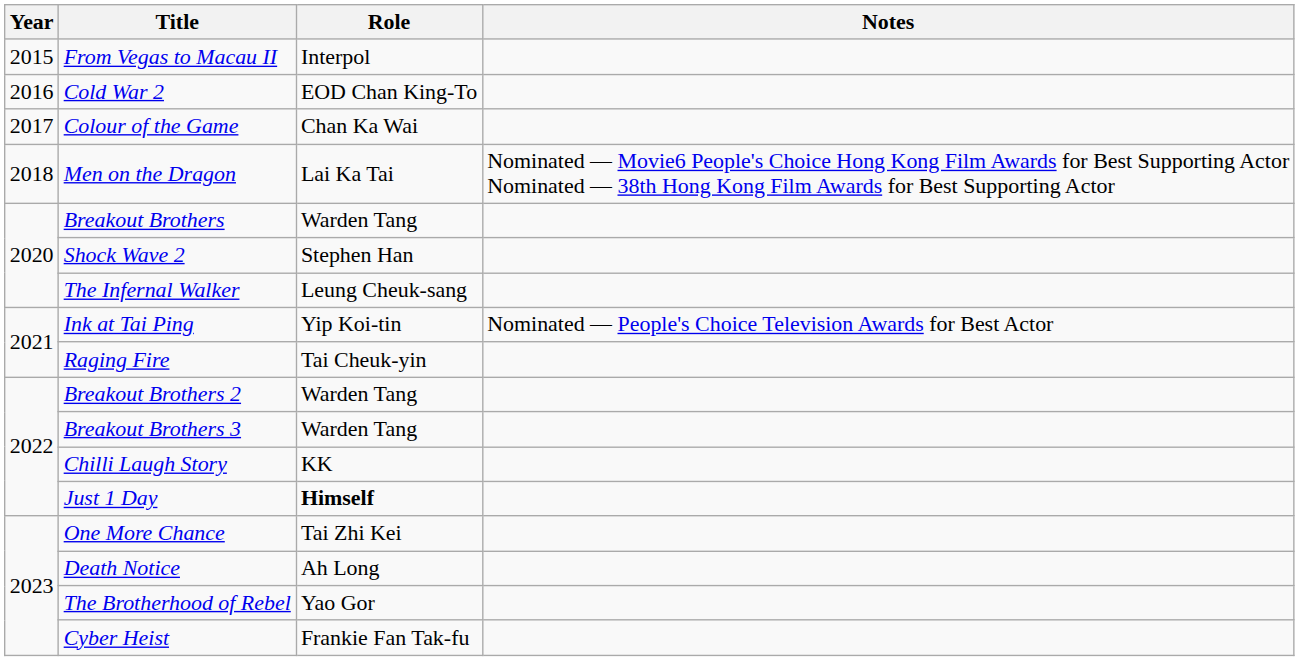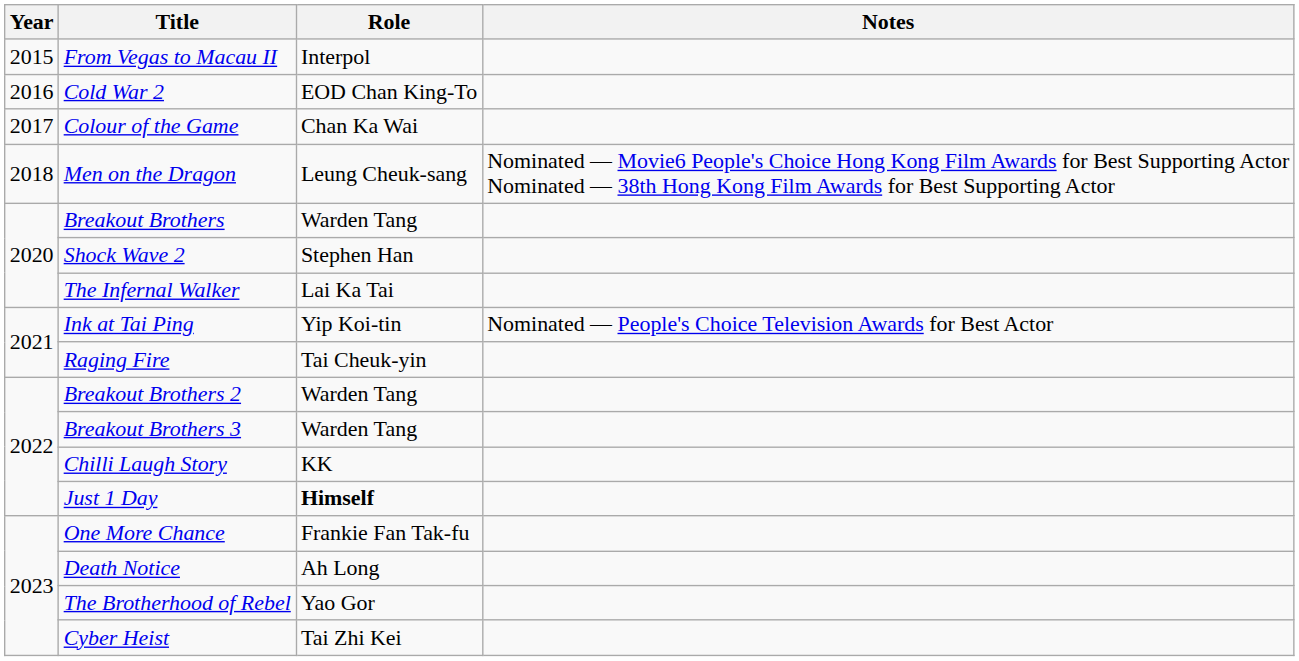(347, 173) Lai Ka Tai -> (384, 173) Leung Cheuk-sang
(384, 289) Leung Cheuk-sang -> (347, 289) Lai Ka Tai
(351, 533) Tai Zhi Kei -> (385, 533) Frankie Fan Tak-fu
(385, 637) Frankie Fan Tak-fu -> (351, 637) Tai Zhi Kei
